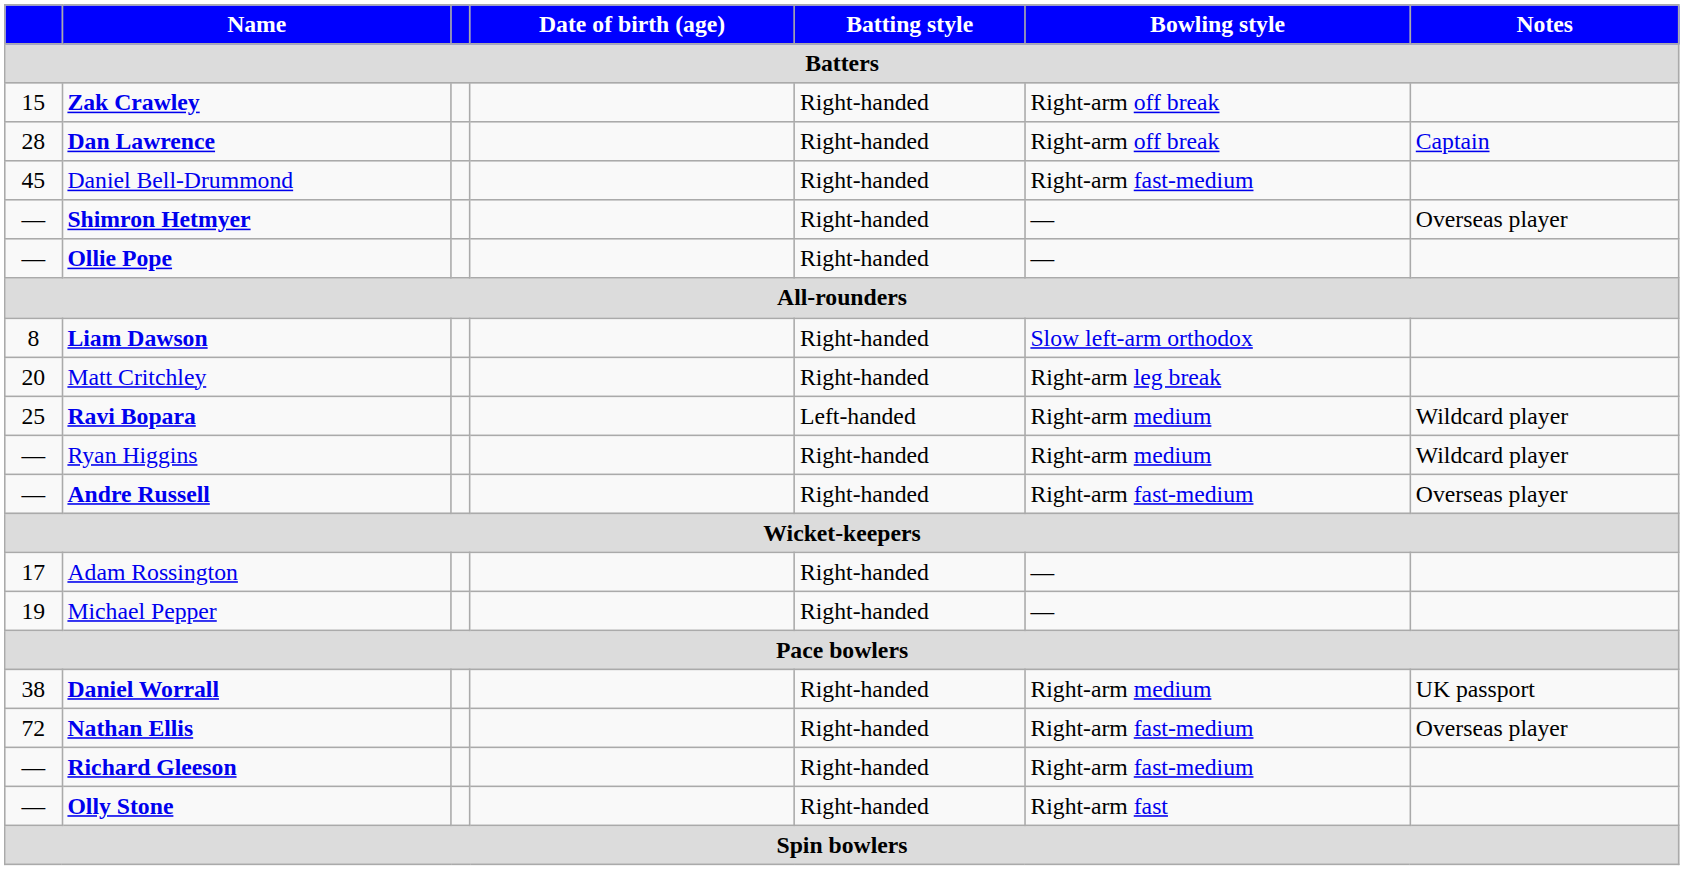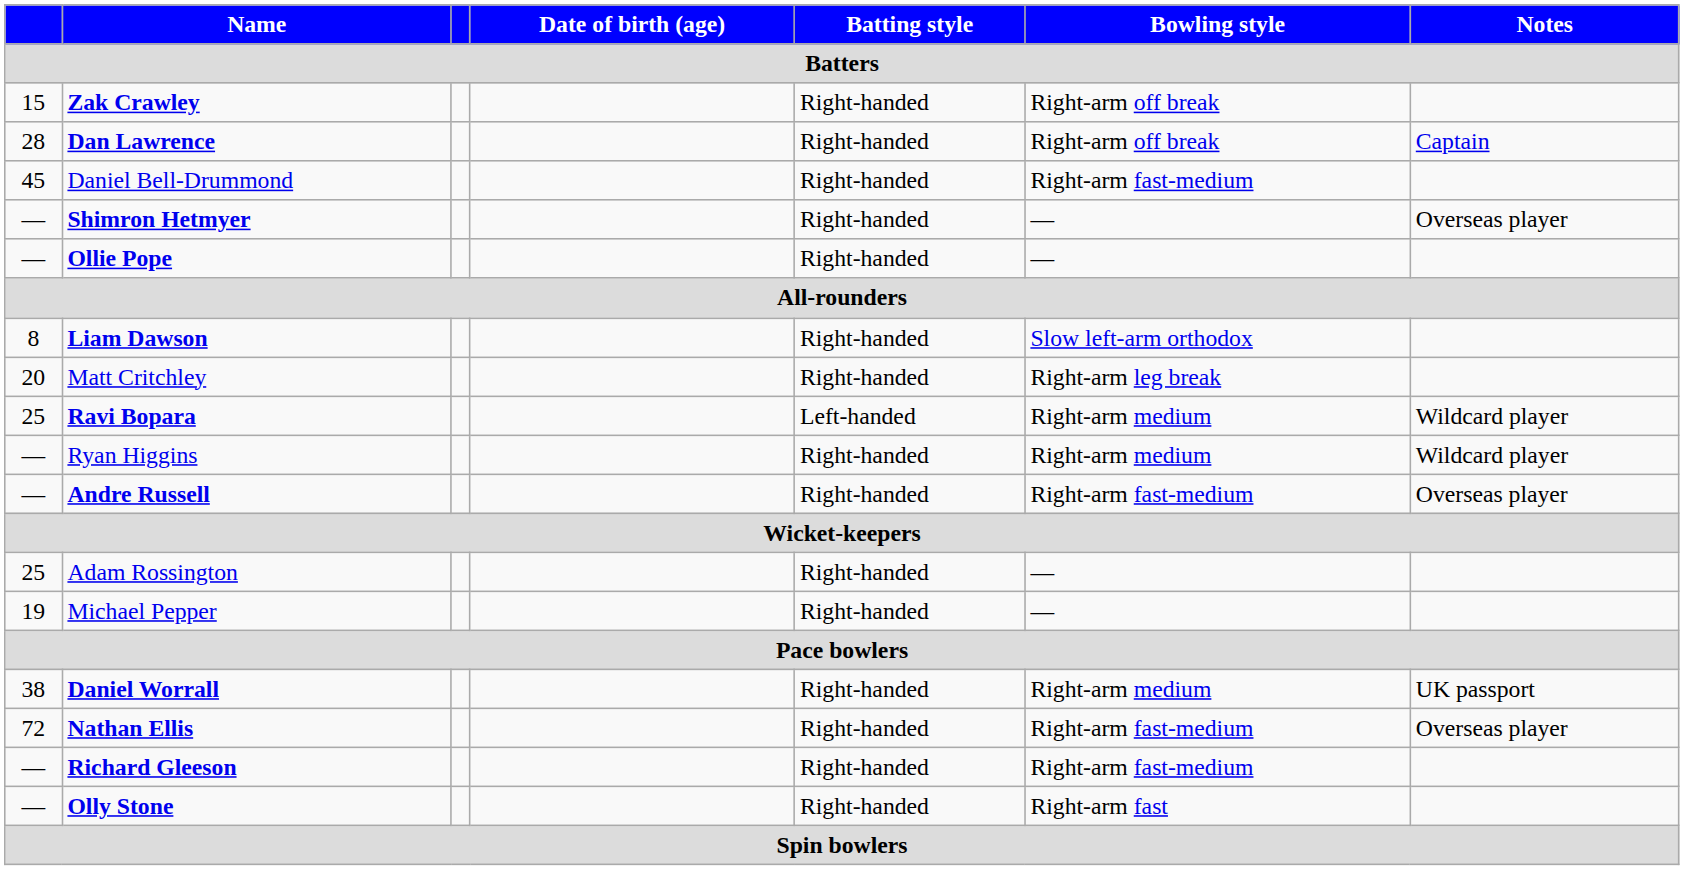(33, 571) 17 -> (33, 571) 25
